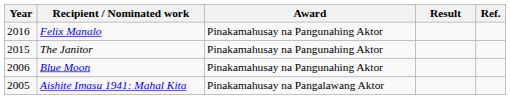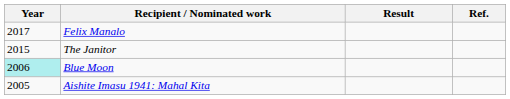- column: (310, 13)
(18, 31) 2016 -> (18, 31) 2017
(18, 67) no background -> (18, 67) paleturquoise background
